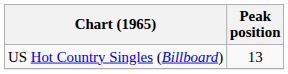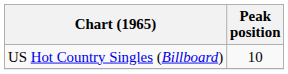(255, 56) 13 -> (255, 56) 10
